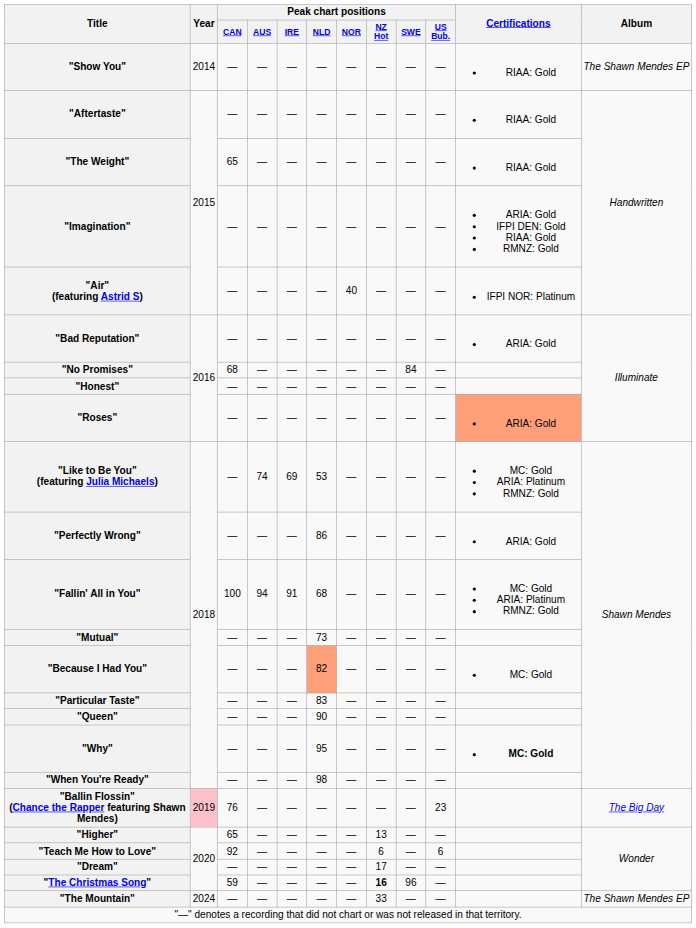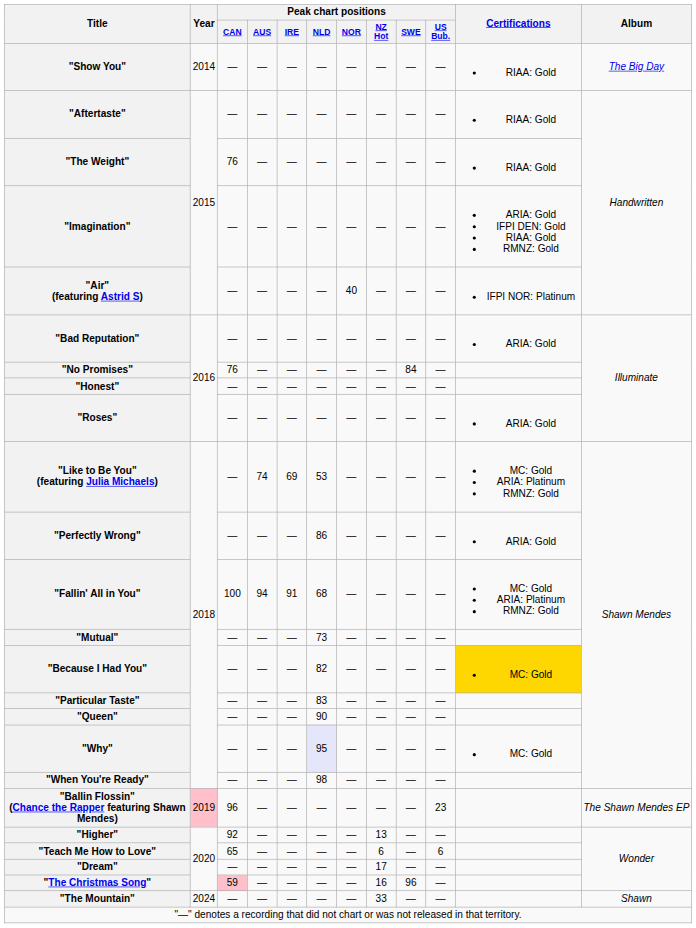(636, 67) The Shawn Mendes EP -> (636, 67) The Big Day
(232, 162) 65 -> (232, 162) 76
(232, 370) 68 -> (232, 370) 76
(518, 424) lightsalmon background -> (518, 424) no background
(322, 669) lightsalmon background -> (322, 669) no background
(518, 675) no background -> (518, 675) gold background
(322, 748) no background -> (322, 748) lavender background
(518, 754) bold -> (518, 754) normal
(232, 807) 76 -> (232, 807) 96
(636, 807) The Big Day -> (636, 807) The Shawn Mendes EP
(232, 835) 65 -> (232, 835) 92
(232, 851) 92 -> (232, 851) 65
(232, 883) no background -> (232, 883) pink background
(381, 883) bold -> (381, 883) normal
(636, 899) The Shawn Mendes EP -> (636, 899) Shawn
